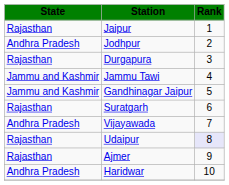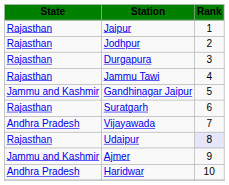(43, 44) Andhra Pradesh -> (29, 44) Rajasthan
(53, 76) Jammu and Kashmir -> (29, 76) Rajasthan
(29, 156) Rajasthan -> (53, 156) Jammu and Kashmir
